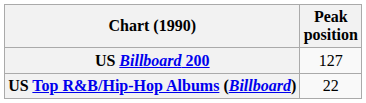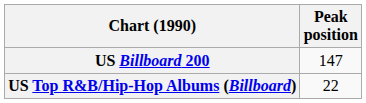(331, 60) 127 -> (331, 60) 147
